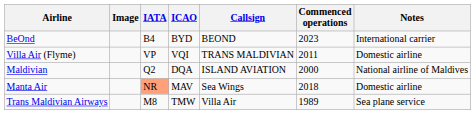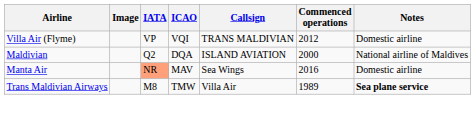- row: (21, 39)
(308, 54) 2011 -> (308, 39) 2012
(308, 86) 2018 -> (308, 70) 2016
(390, 102) normal -> (392, 86) bold
